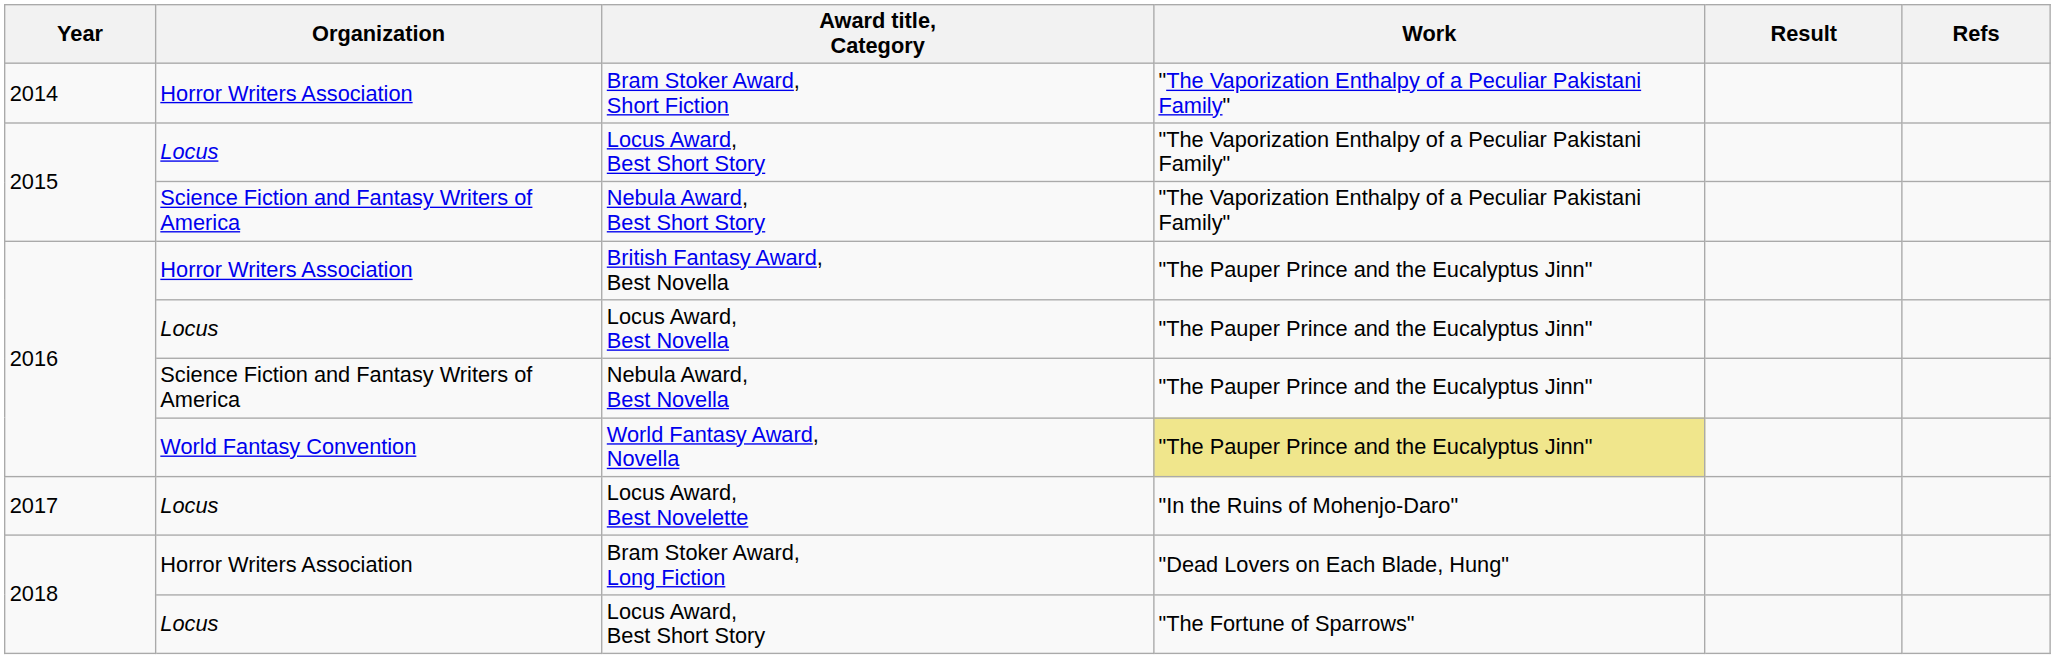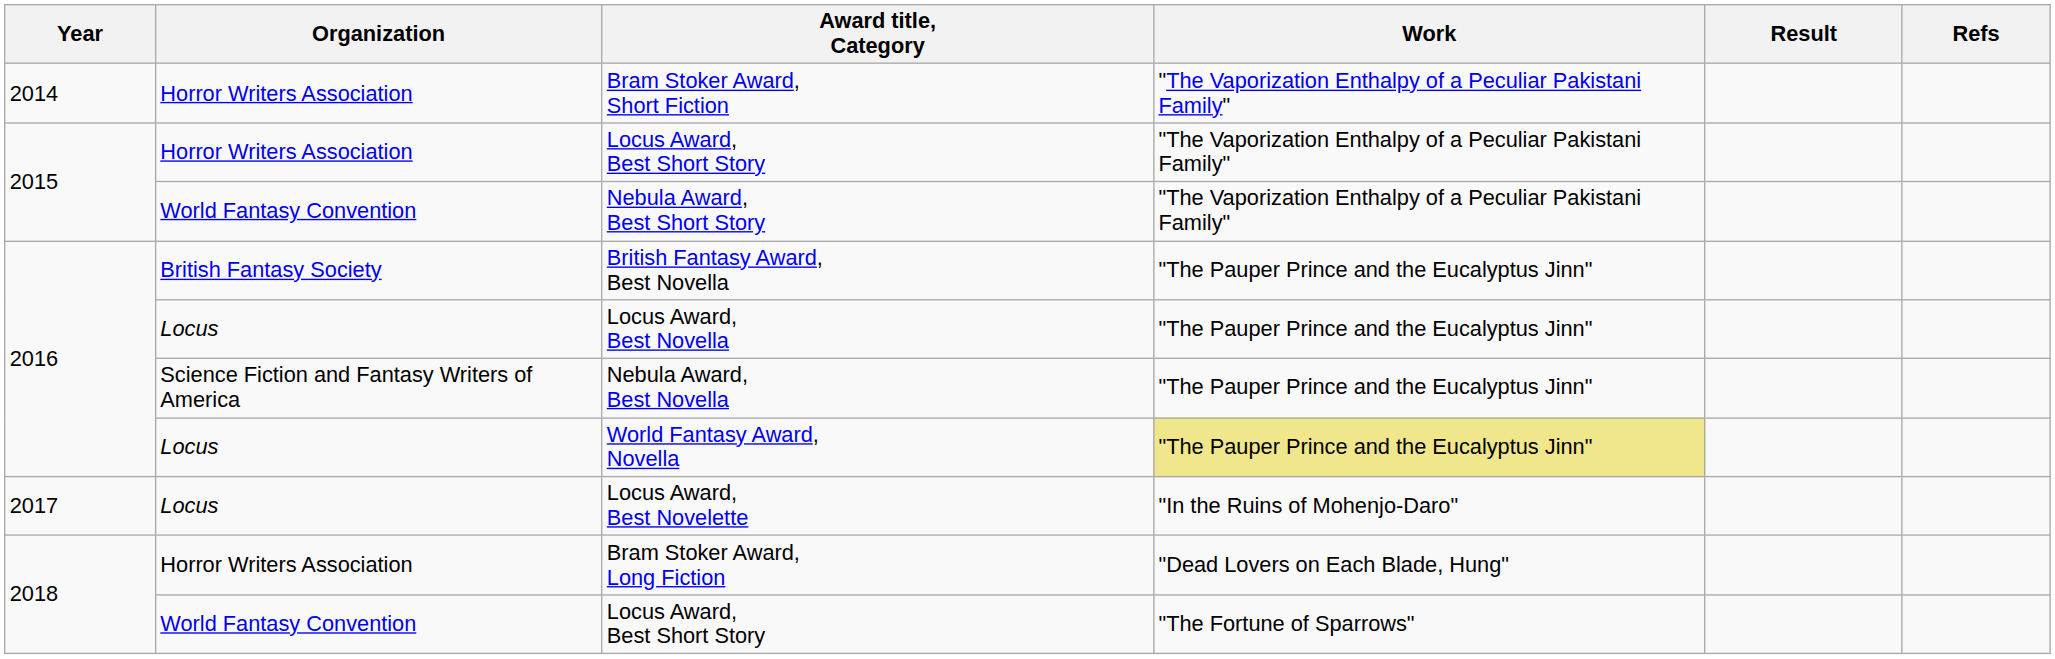(189, 151) Locus -> (286, 151) Horror Writers Association
(346, 210) Science Fiction and Fantasy Writers of America -> (288, 210) World Fantasy Convention
(286, 269) Horror Writers Association -> (271, 269) British Fantasy Society
(288, 446) World Fantasy Convention -> (189, 446) Locus
(189, 623) Locus -> (288, 623) World Fantasy Convention
